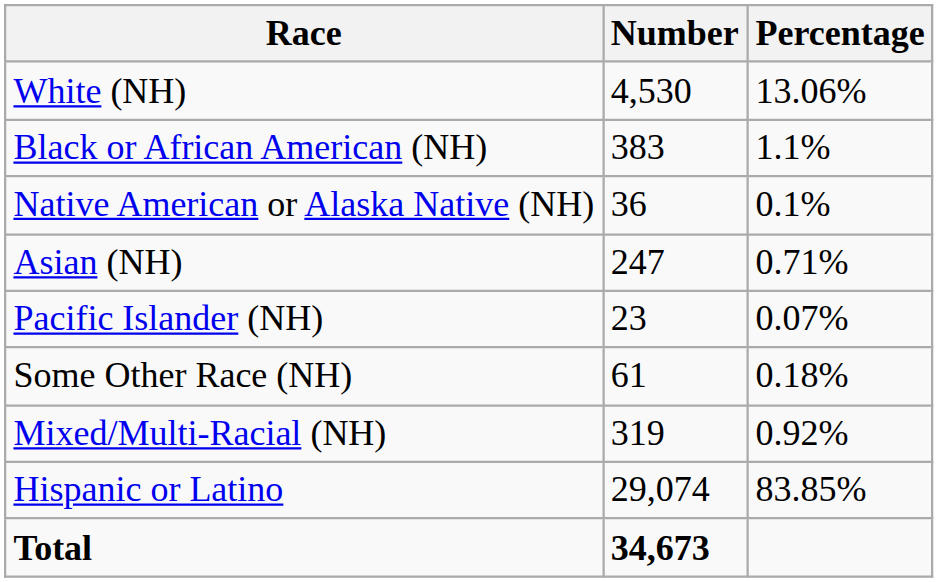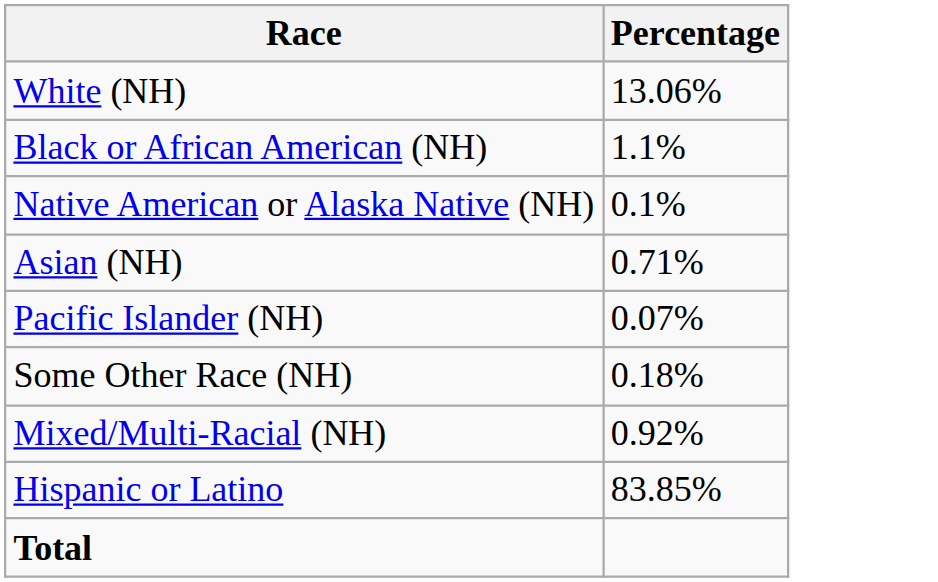- column: (675, 33)
